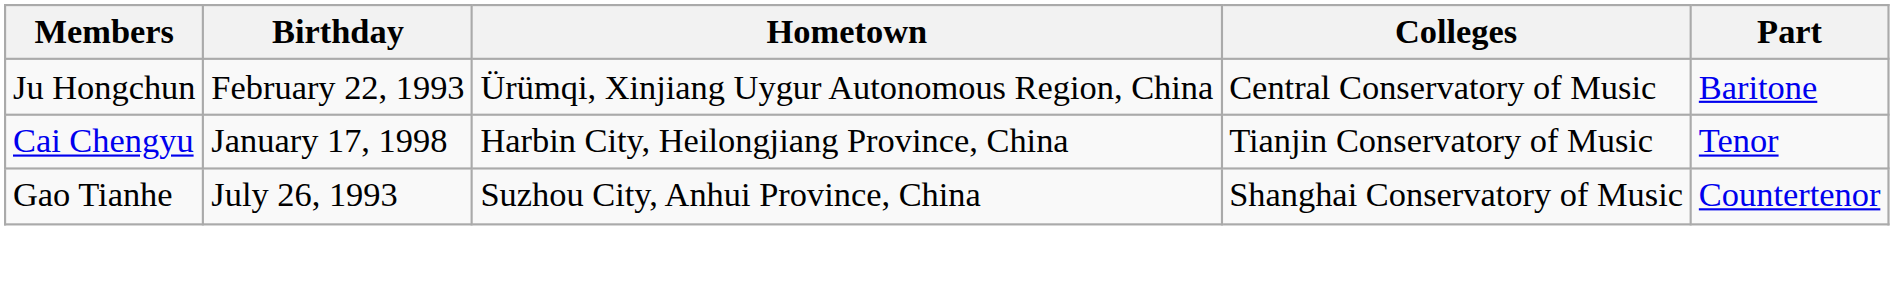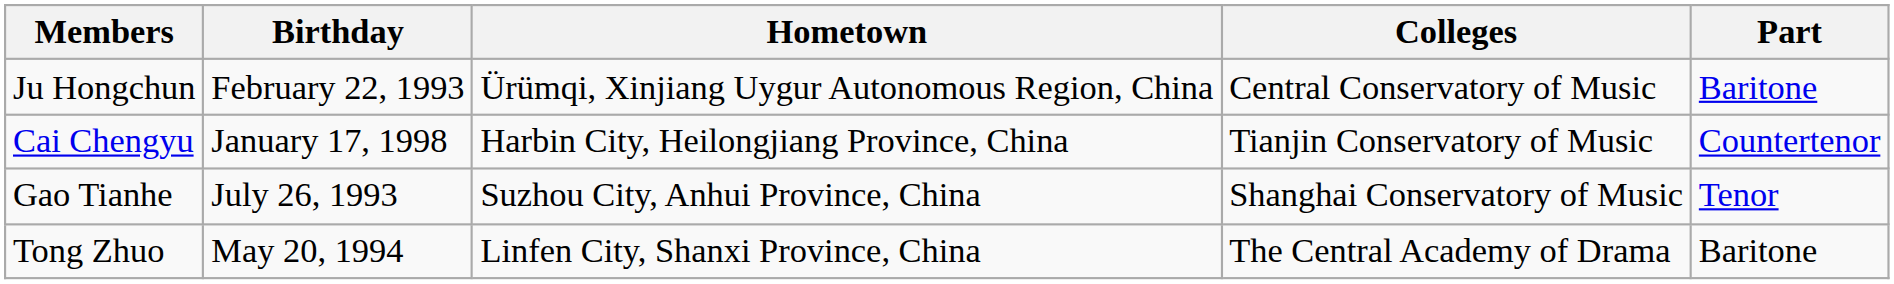(1739, 140) Tenor -> (1790, 140) Countertenor
(1790, 195) Countertenor -> (1739, 195) Tenor
+ row: (89, 250)
